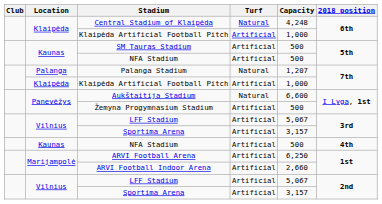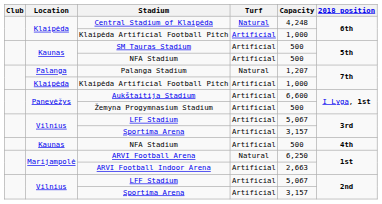(254, 95) Natural -> (254, 95) Artificial
(254, 156) Artificial -> (254, 156) Natural
(297, 168) 2,660 -> (297, 168) 2,663
